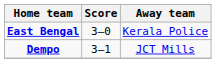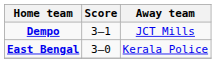rows swapped: (43, 49) <-> (43, 31)
